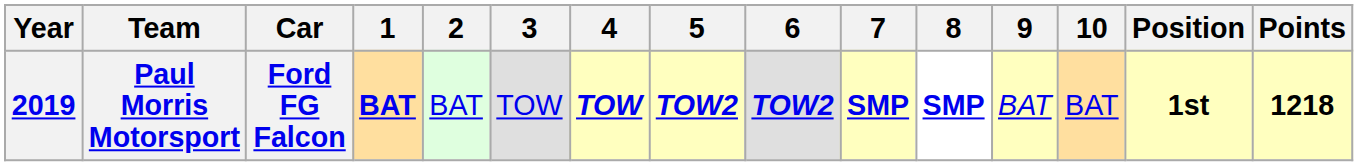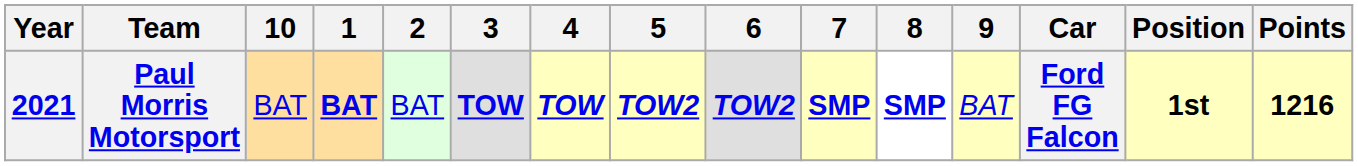columns swapped: (300, 28) <-> (1092, 28)
(44, 105) 2019 -> (44, 105) 2021
(529, 105) normal -> (491, 105) bold
(1302, 105) 1218 -> (1302, 105) 1216
